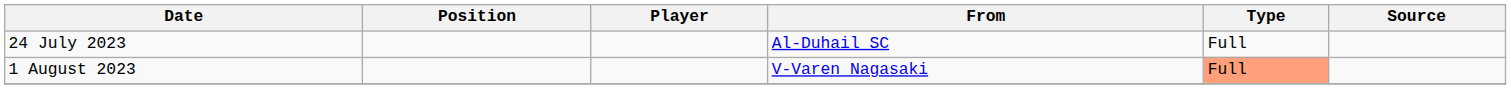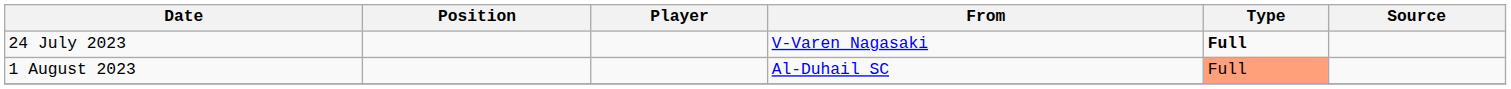(830, 44) Al-Duhail SC -> (850, 44) V-Varen Nagasaki
(1227, 44) normal -> (1227, 44) bold
(850, 71) V-Varen Nagasaki -> (830, 71) Al-Duhail SC
